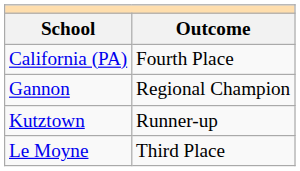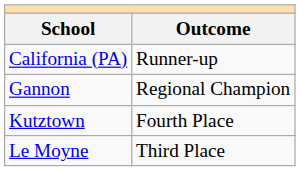(185, 59) Fourth Place -> (177, 59) Runner-up
(177, 120) Runner-up -> (185, 120) Fourth Place
